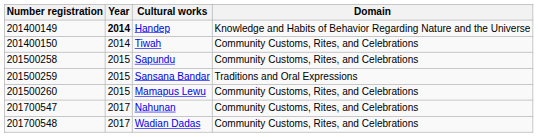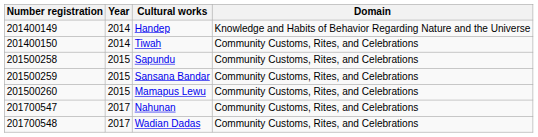(119, 28) bold -> (119, 28) normal
(286, 76) Traditions and Oral Expressions -> (316, 76) Community Customs, Rites, and Celebrations
